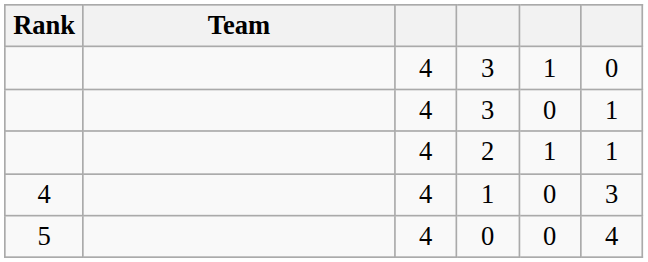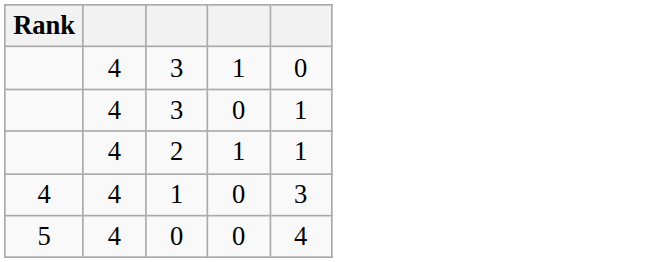- column: (239, 25)
